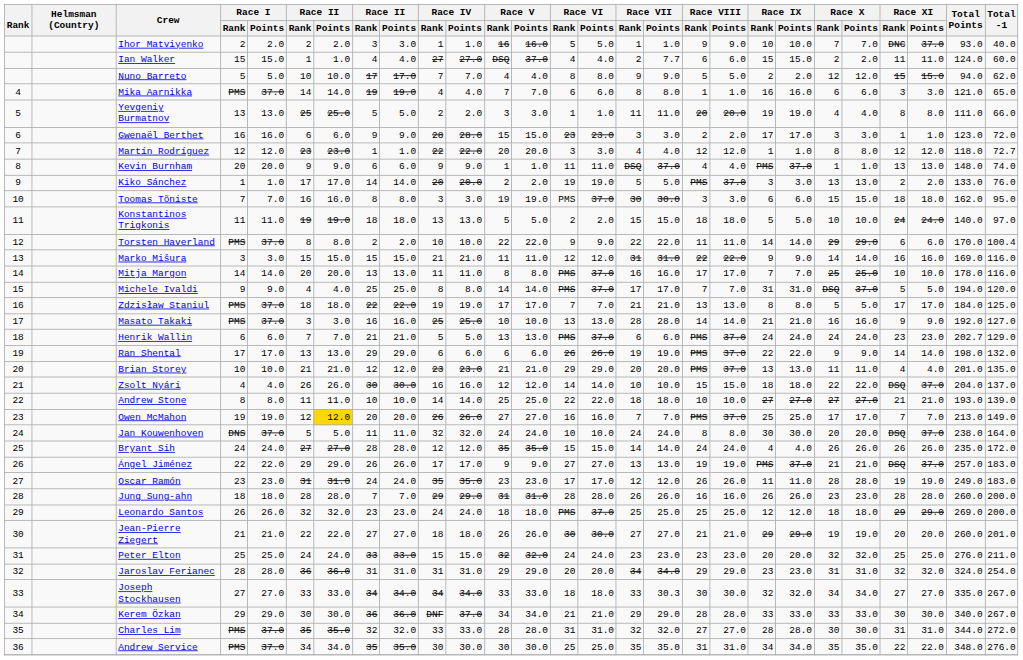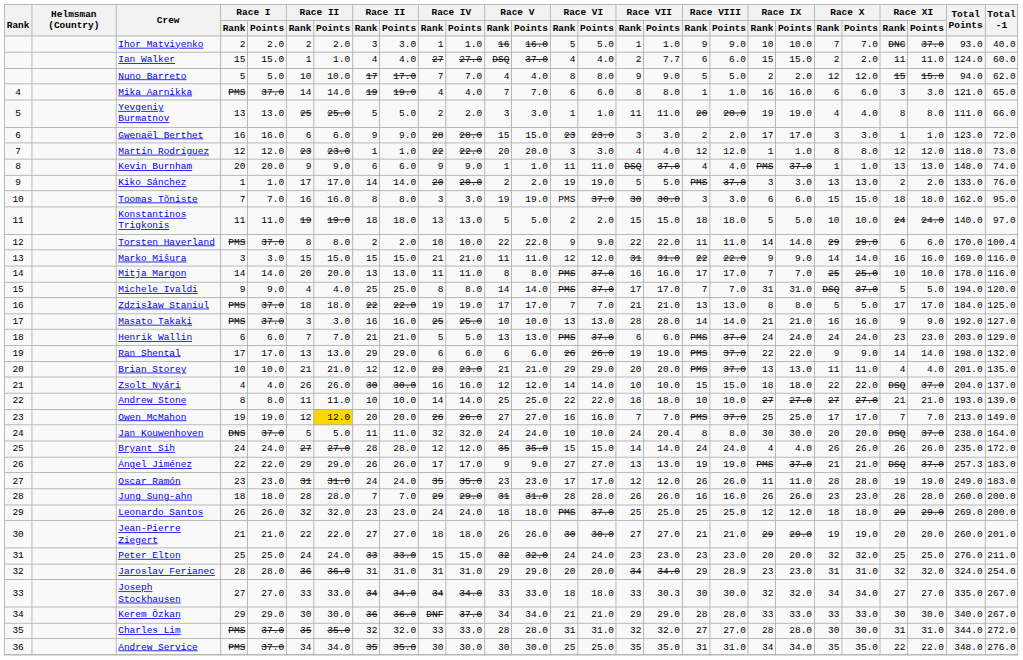(1004, 151) 72.7 -> (1004, 151) 73.0
(968, 337) 202.7 -> (968, 337) 203.0
(669, 433) 24.0 -> (669, 433) 20.4
(968, 465) 257.0 -> (968, 465) 257.3
(735, 571) 29.0 -> (735, 571) 28.9
